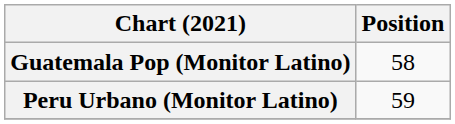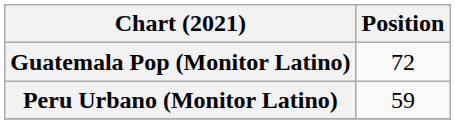(403, 61) 58 -> (403, 61) 72
